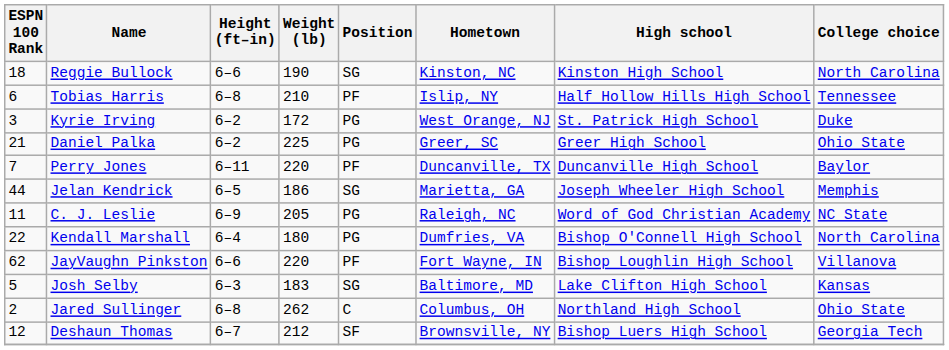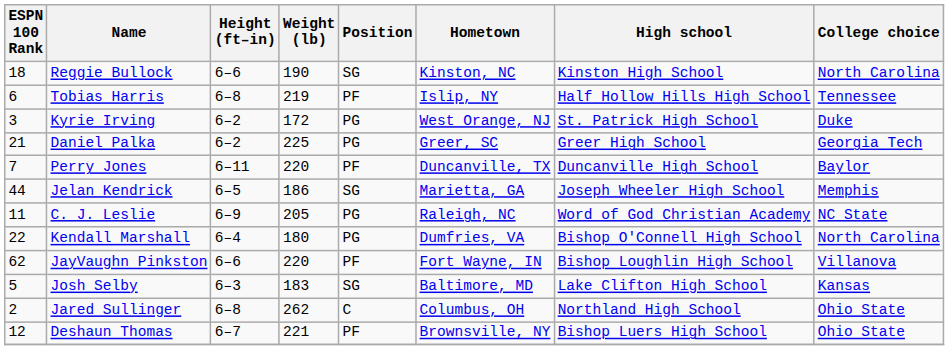(296, 96) 210 -> (296, 96) 219
(861, 144) Ohio State -> (870, 144) Georgia Tech
(296, 333) 212 -> (296, 333) 221
(351, 333) SF -> (351, 333) PF
(870, 333) Georgia Tech -> (861, 333) Ohio State
